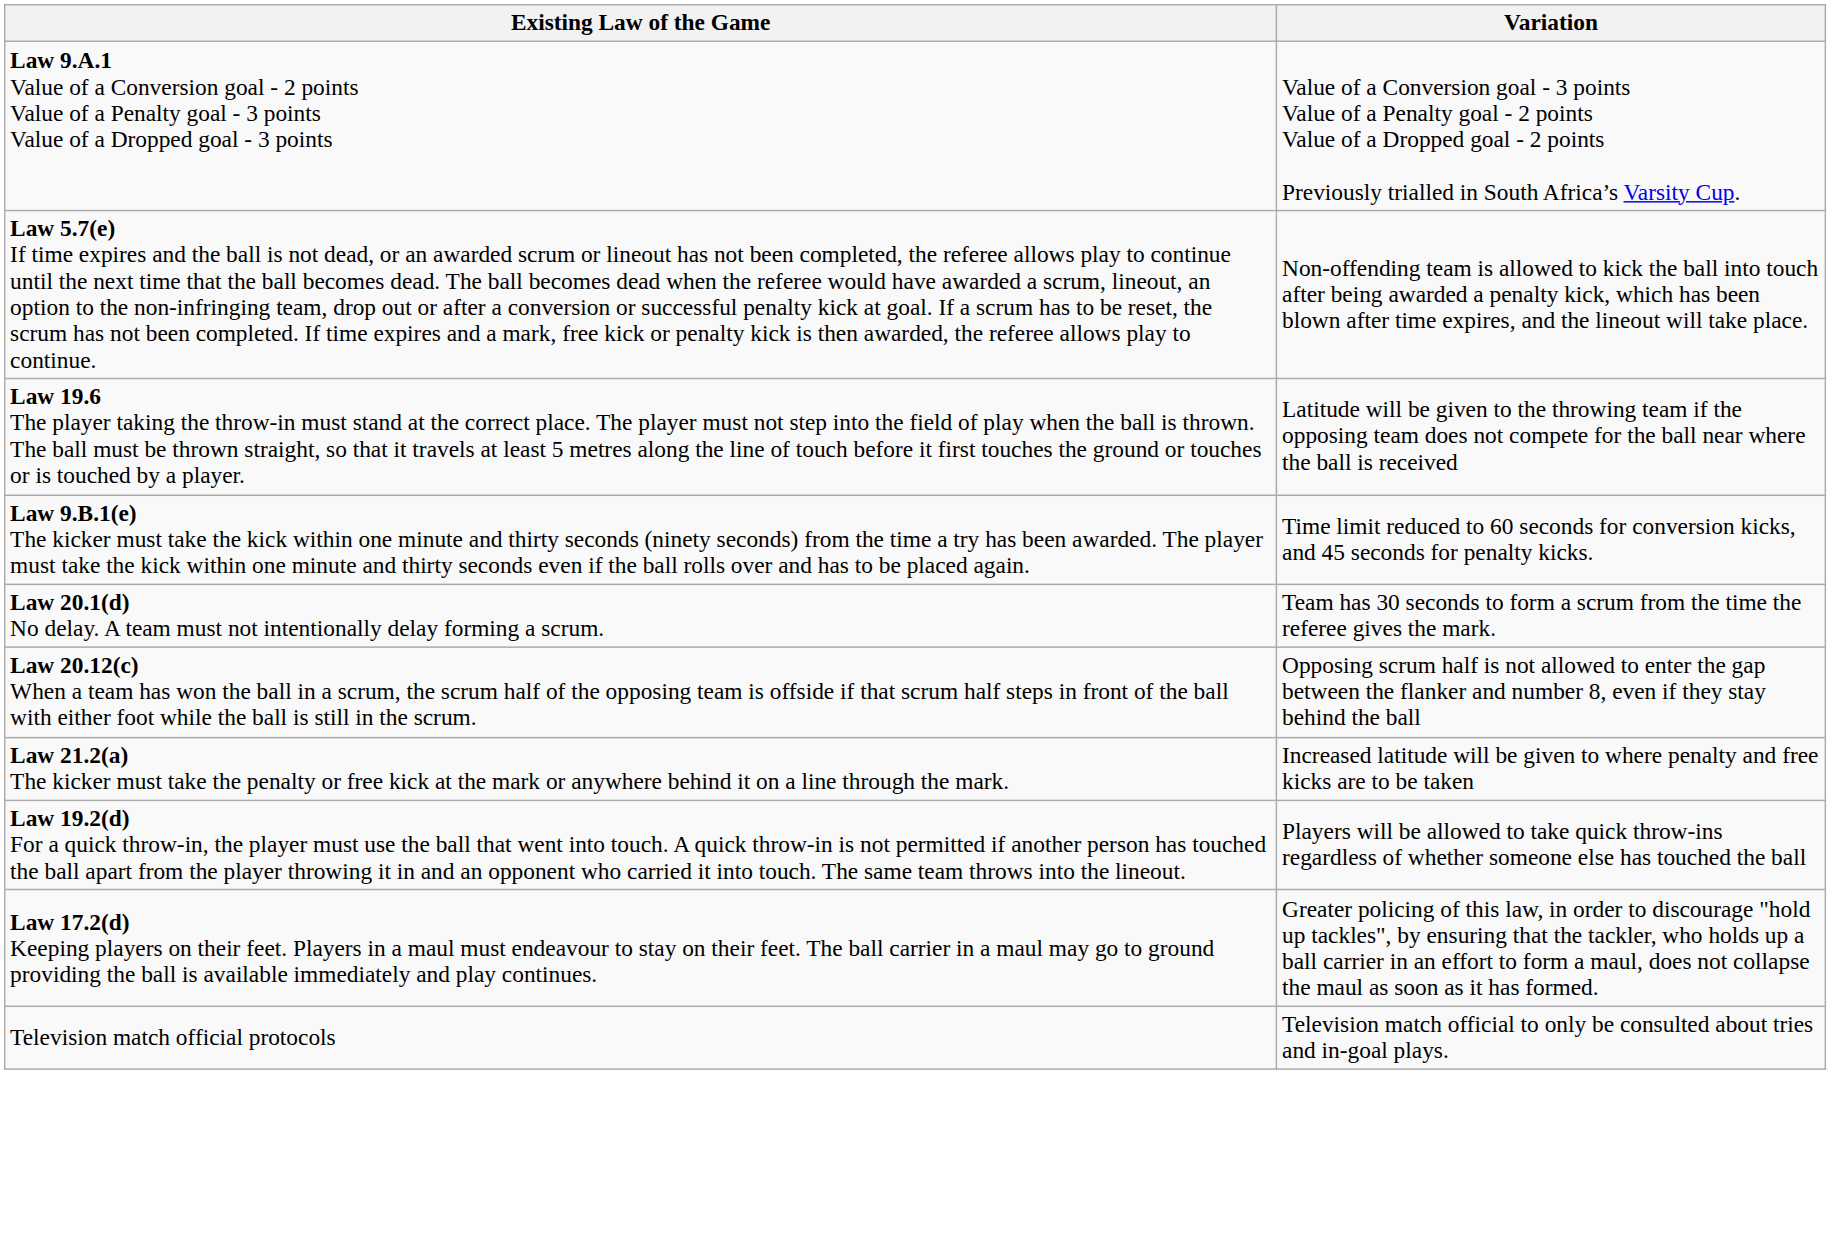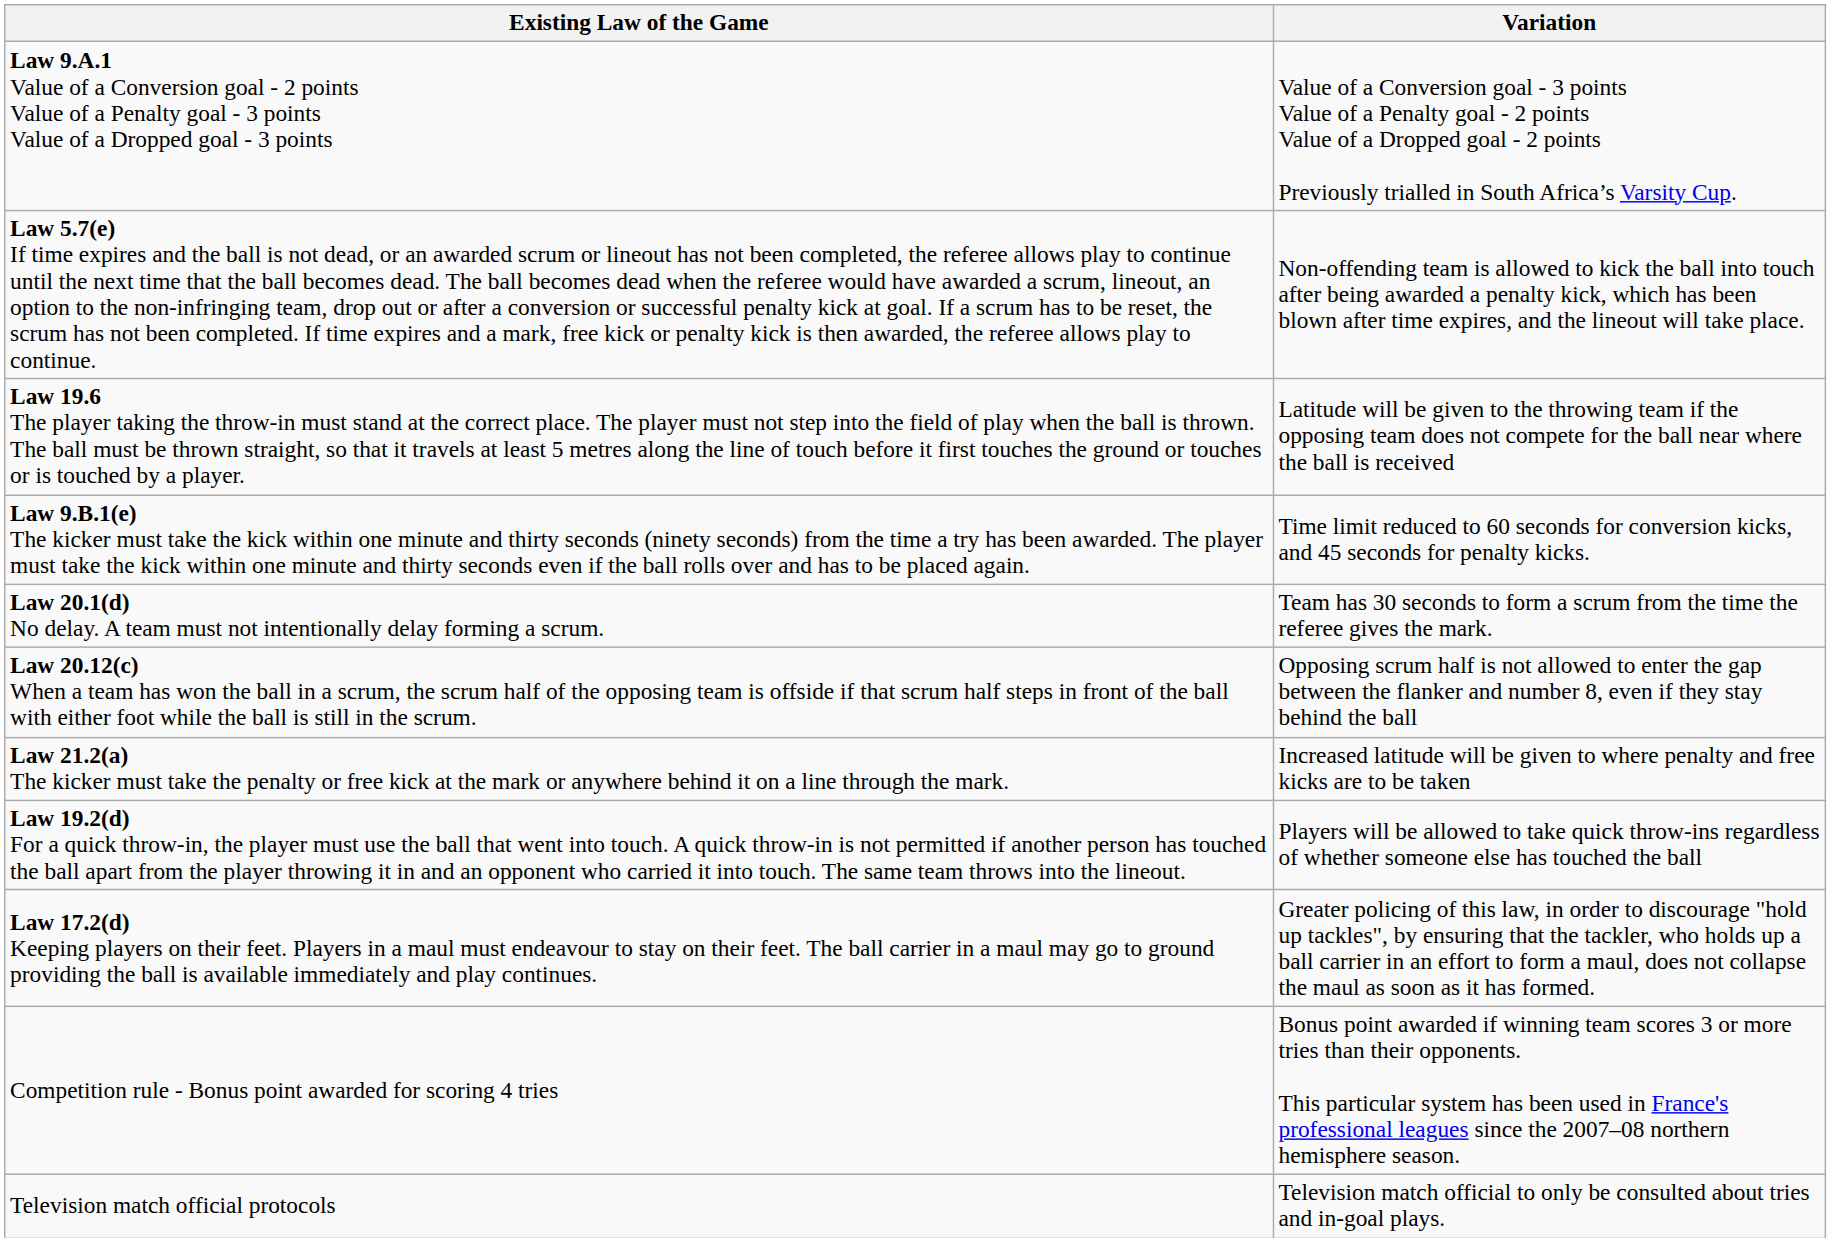+ row: (284, 1089)
